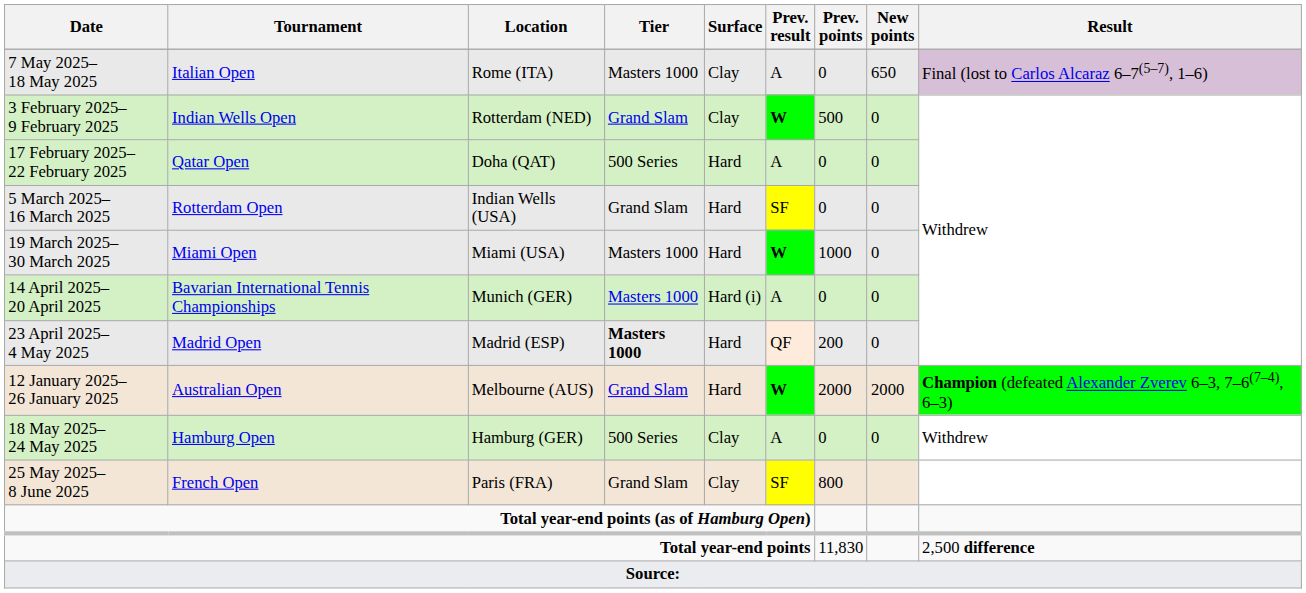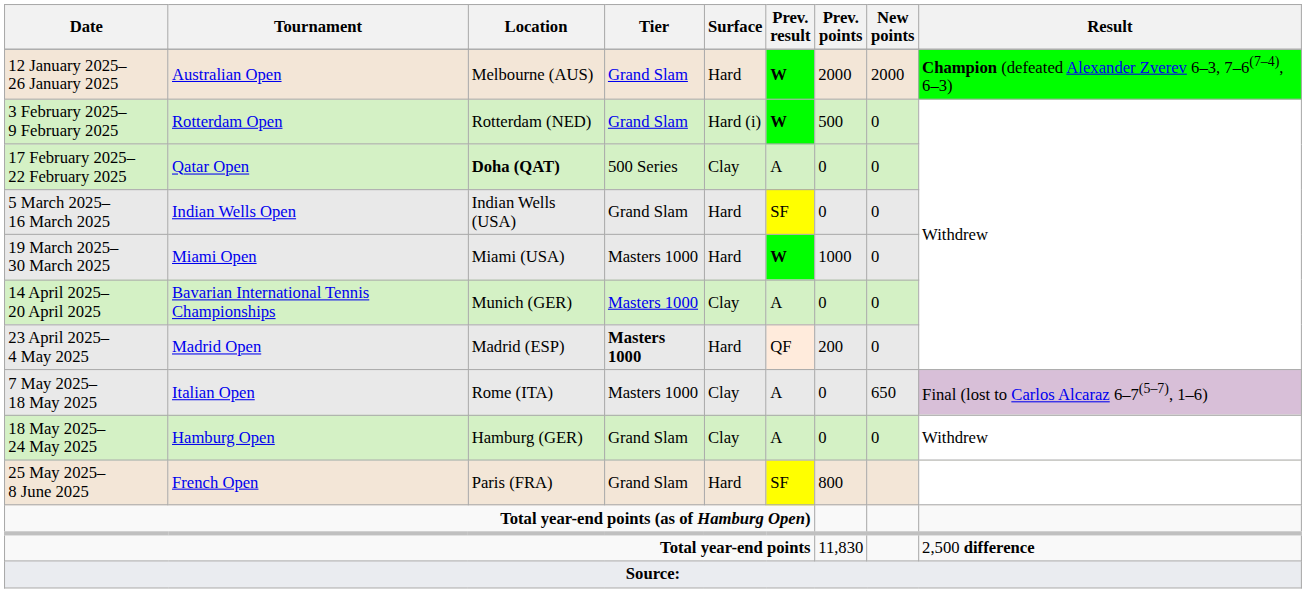rows swapped: (68, 390) <-> (53, 72)
(234, 117) Indian Wells Open -> (227, 121) Rotterdam Open
(724, 117) Clay -> (735, 121) Hard (i)
(514, 162) normal -> (516, 166) bold
(725, 162) Hard -> (724, 166) Clay
(227, 207) Rotterdam Open -> (234, 211) Indian Wells Open
(735, 297) Hard (i) -> (724, 302) Clay
(643, 437) 500 Series -> (648, 437) Grand Slam
(724, 482) Clay -> (725, 482) Hard
